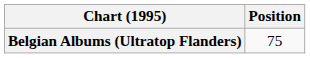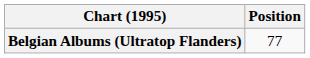(275, 40) 75 -> (275, 40) 77
